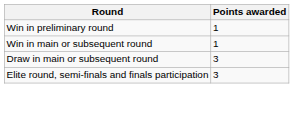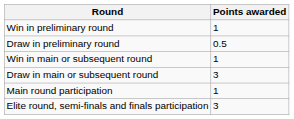+ row: (63, 43)
+ row: (60, 91)
